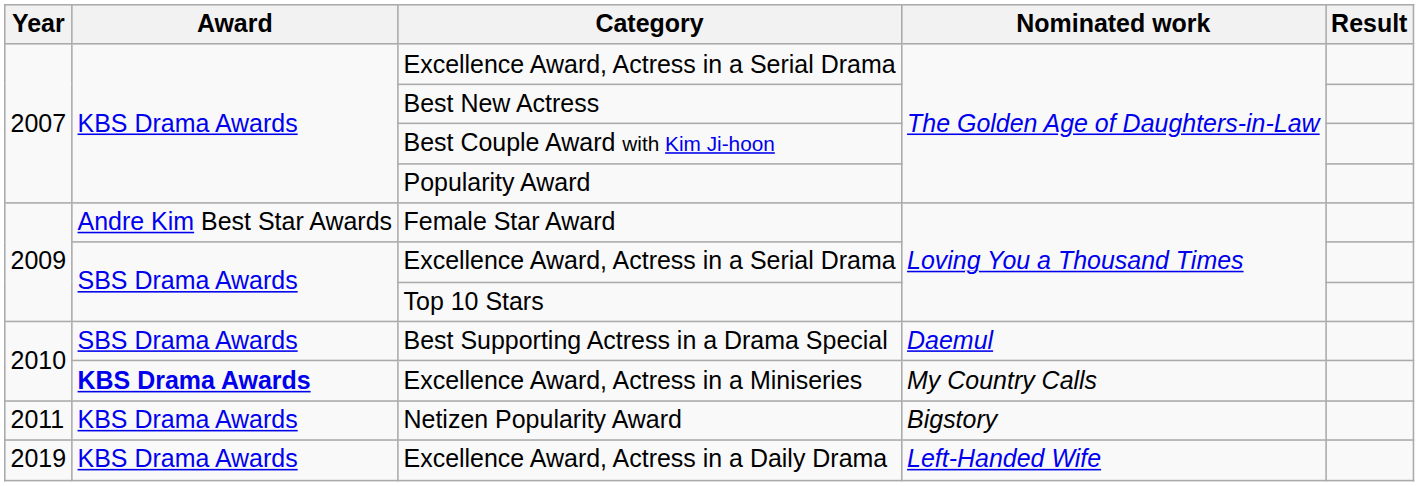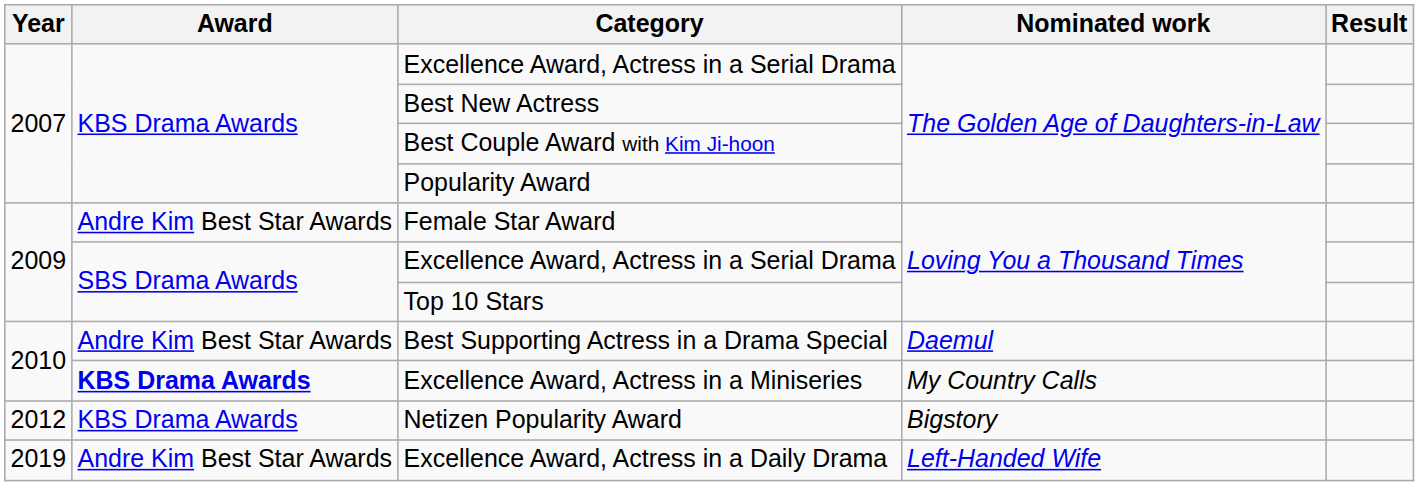(188, 340) SBS Drama Awards -> (235, 340) Andre Kim Best Star Awards
(37, 420) 2011 -> (38, 420) 2012
(188, 459) KBS Drama Awards -> (235, 459) Andre Kim Best Star Awards
